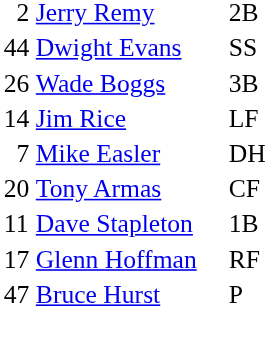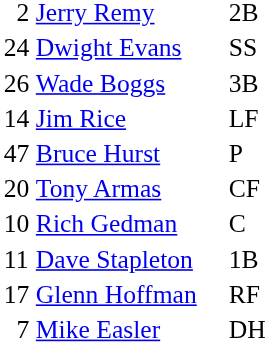(17, 48) 44 -> (17, 48) 24
rows swapped: (98, 153) <-> (111, 294)
+ row: (107, 224)
